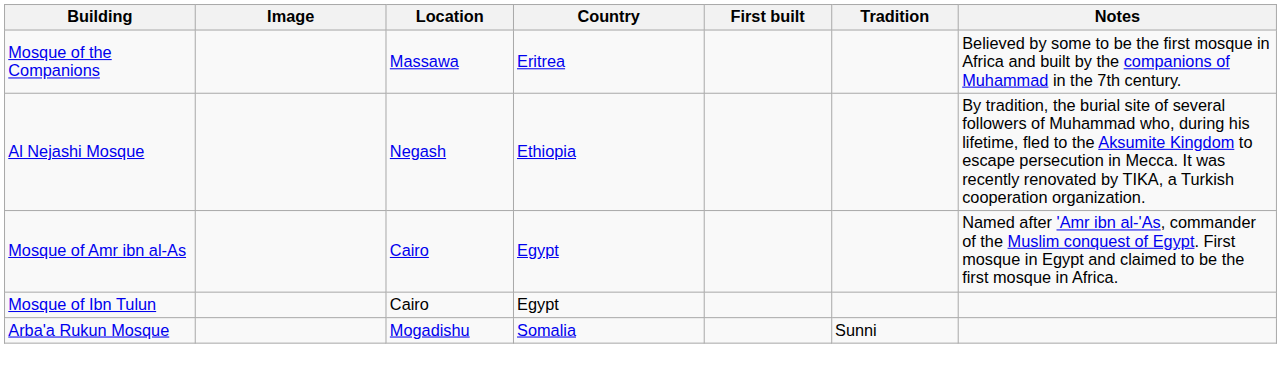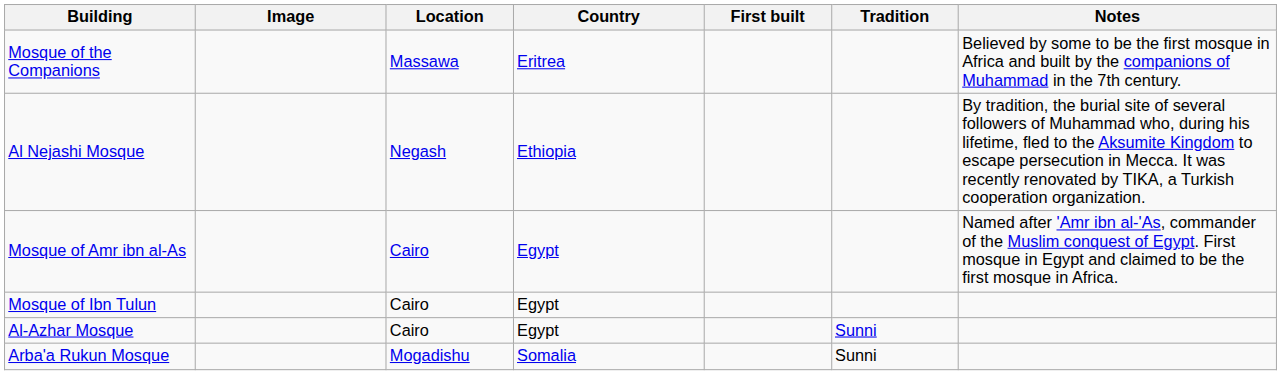+ row: (71, 330)
